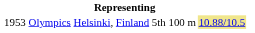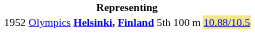(15, 22) 1953 -> (15, 22) 1952
(111, 22) normal -> (114, 22) bold
